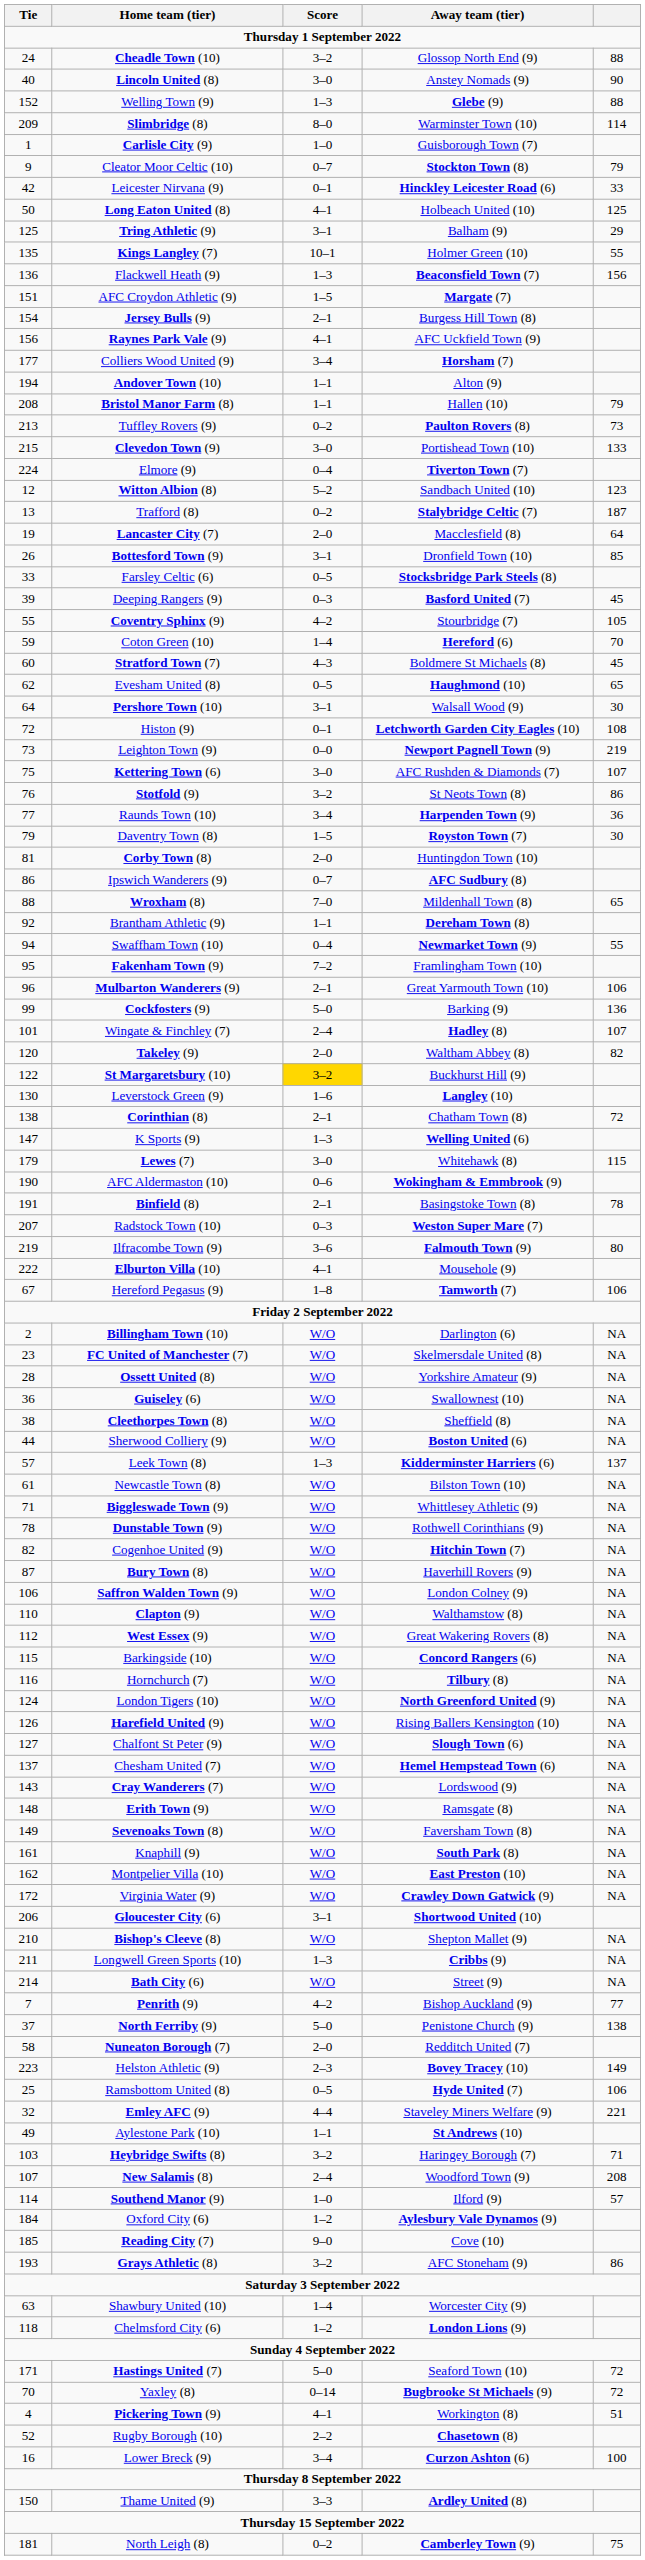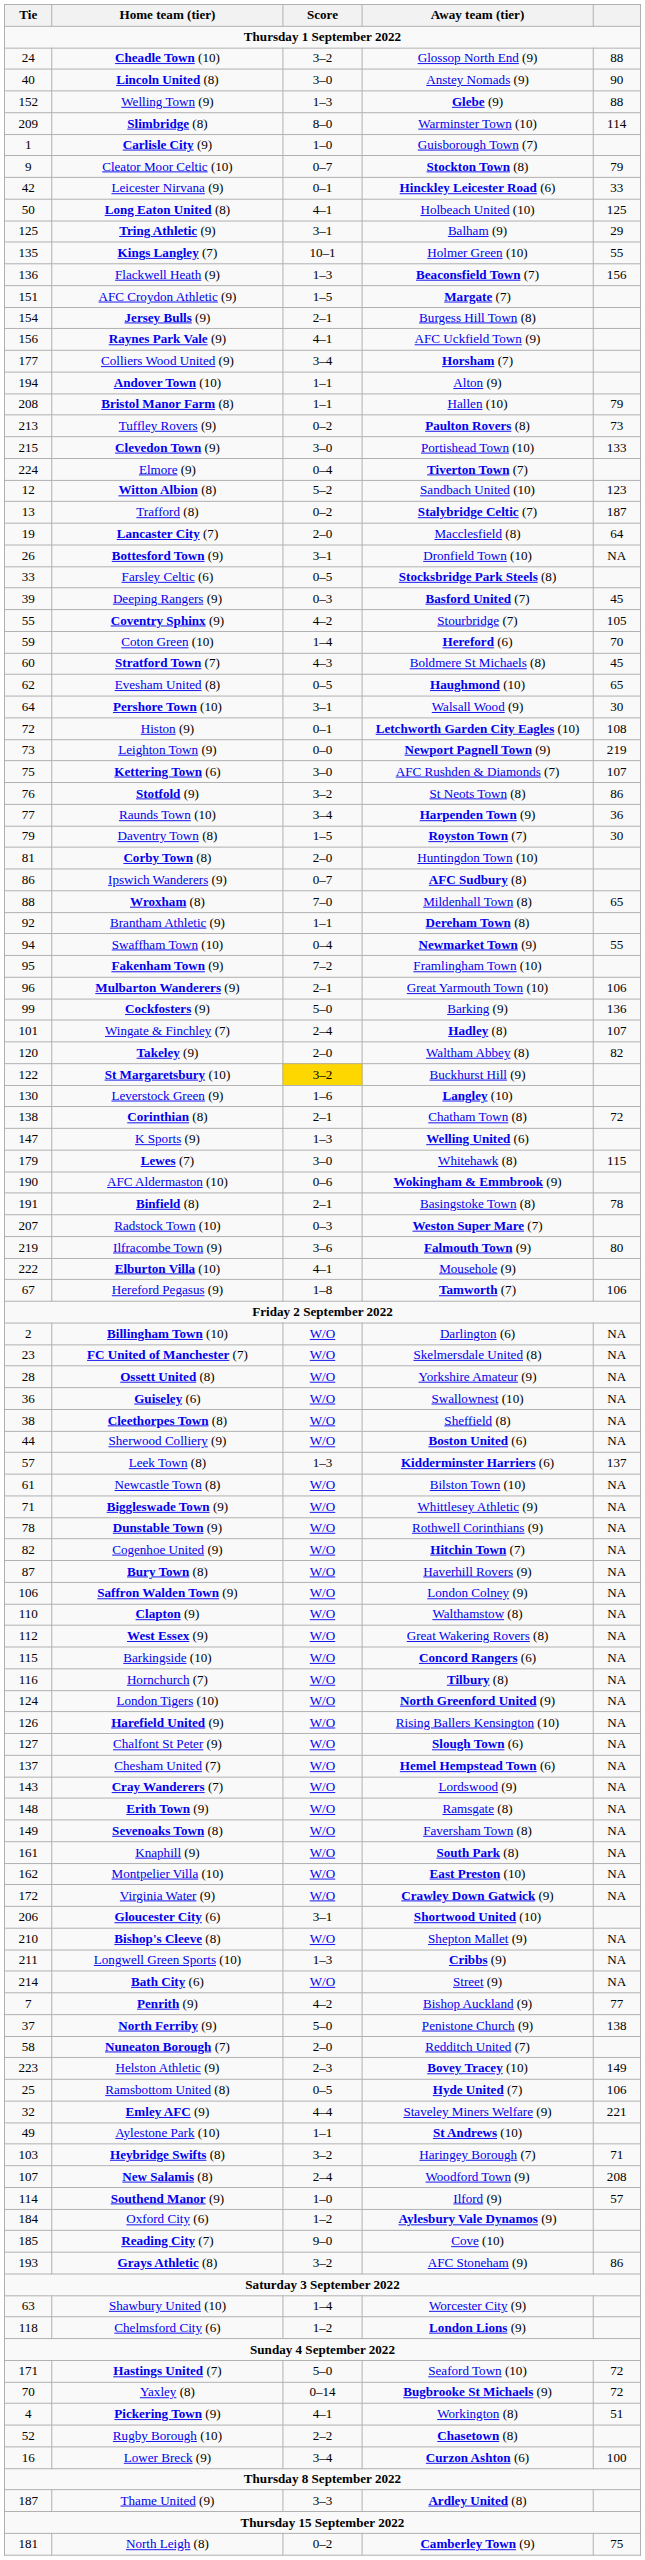(617, 556) 85 -> (617, 556) NA
(28, 2501) 150 -> (28, 2501) 187
